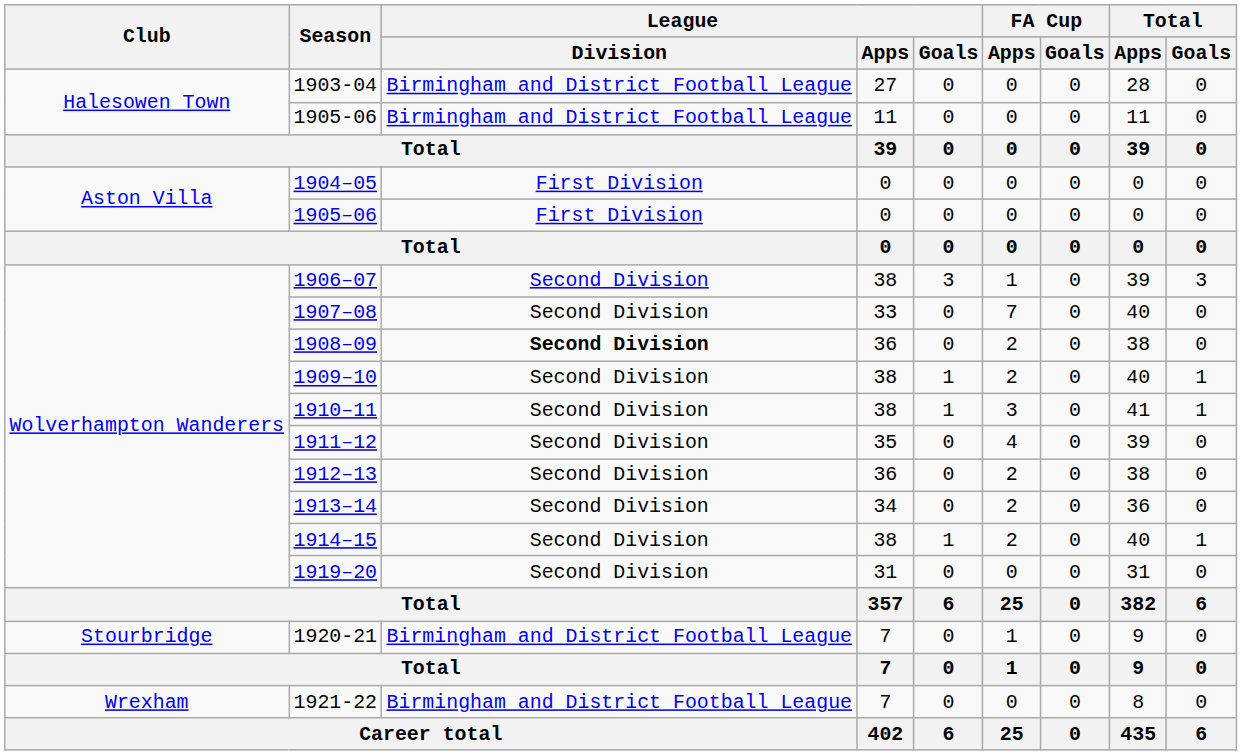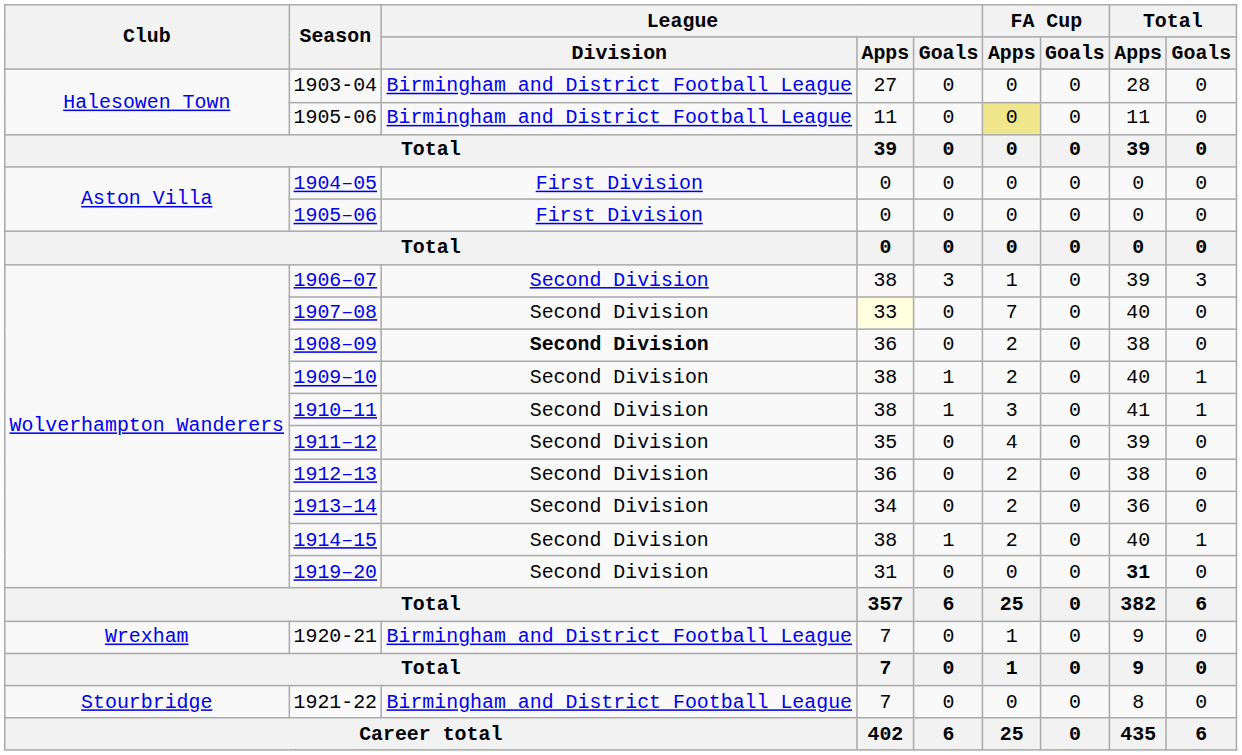(1012, 118) no background -> (1012, 118) khaki background
(885, 313) no background -> (885, 313) lightyellow background
(1138, 572) normal -> (1138, 572) bold
(147, 637) Stourbridge -> (147, 637) Wrexham
(147, 702) Wrexham -> (147, 702) Stourbridge
